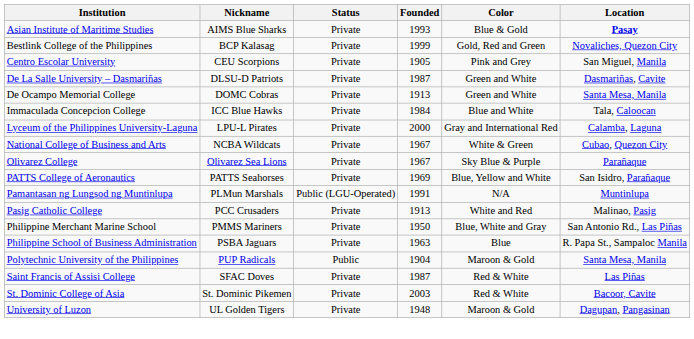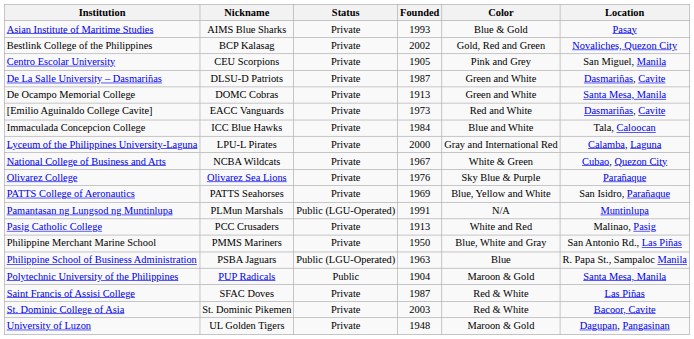(625, 29) bold -> (625, 29) normal
(420, 45) 1999 -> (420, 45) 2002
+ row: (80, 111)
(420, 161) 1967 -> (420, 177) 1976
(346, 243) Private -> (346, 260) Public (LGU-Operated)
